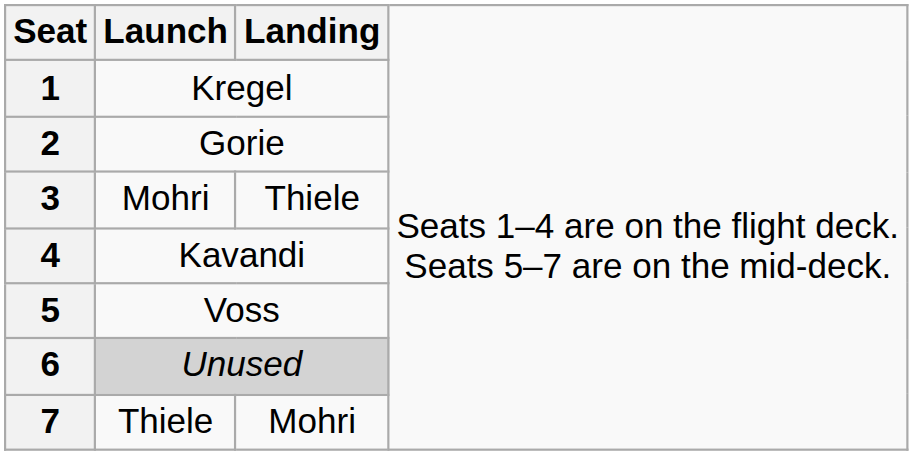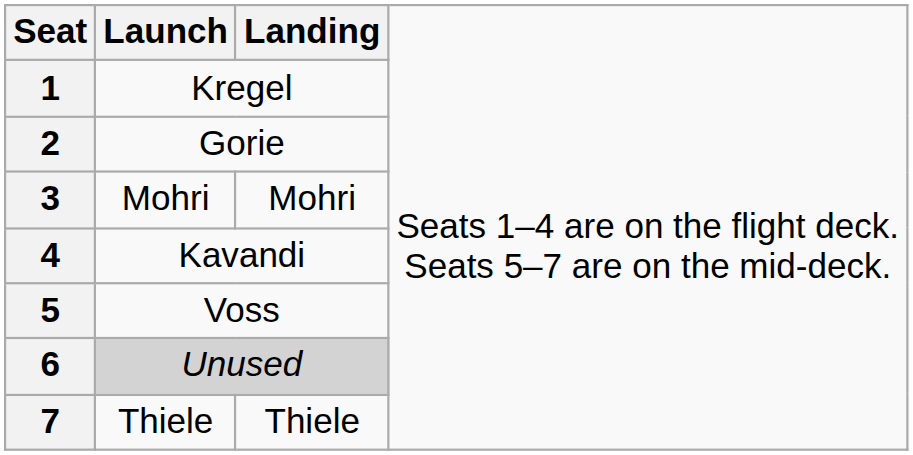(312, 198) Thiele -> (312, 198) Mohri
(312, 421) Mohri -> (312, 421) Thiele
